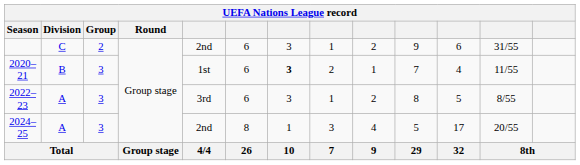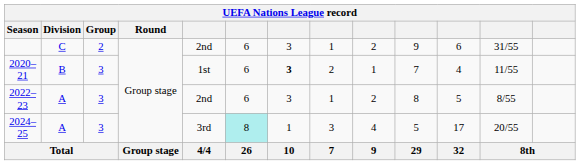(204, 99) 3rd -> (204, 99) 2nd
(204, 128) 2nd -> (204, 128) 3rd
(246, 128) no background -> (246, 128) paleturquoise background
